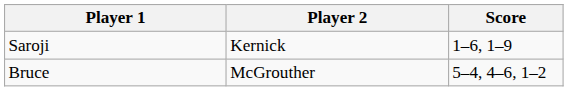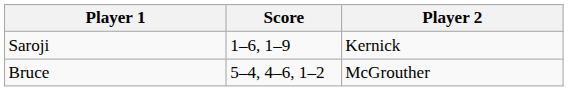columns swapped: (337, 18) <-> (506, 18)
